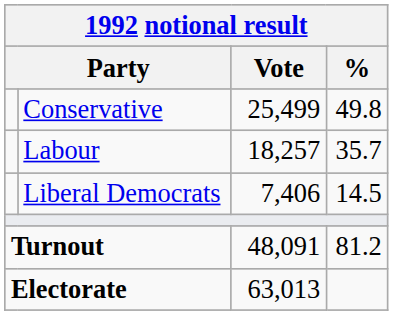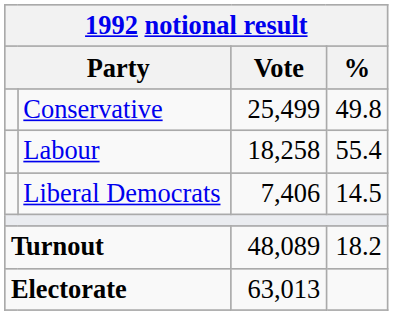(284, 151) 18,257 -> (284, 151) 18,258
(359, 151) 35.7 -> (359, 151) 55.4
(284, 246) 48,091 -> (284, 246) 48,089
(359, 246) 81.2 -> (359, 246) 18.2
